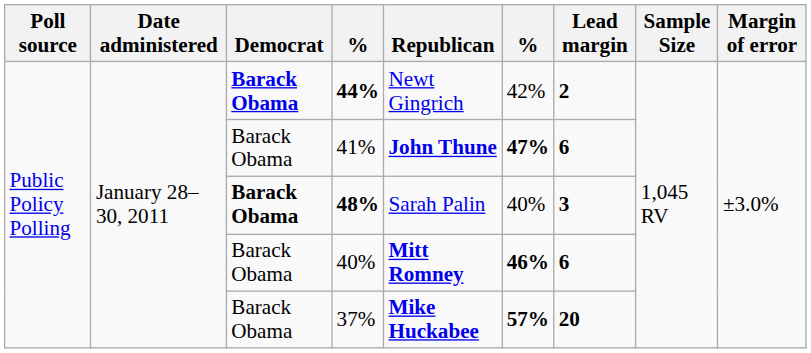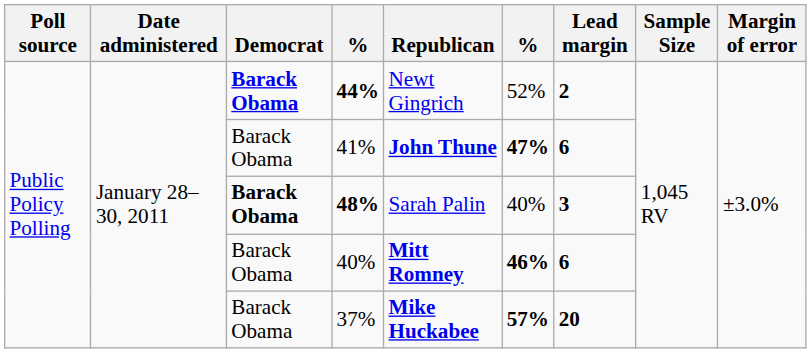(526, 90) 42% -> (526, 90) 52%
